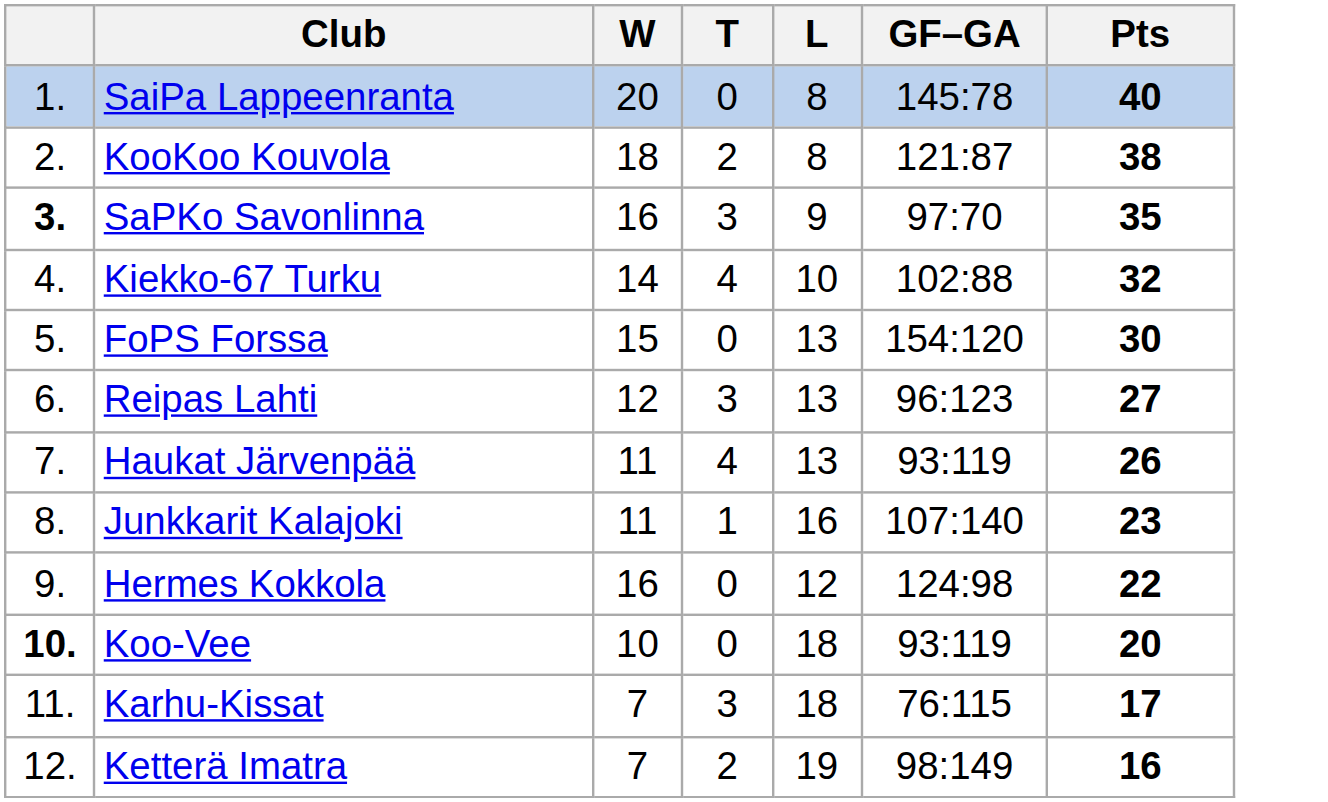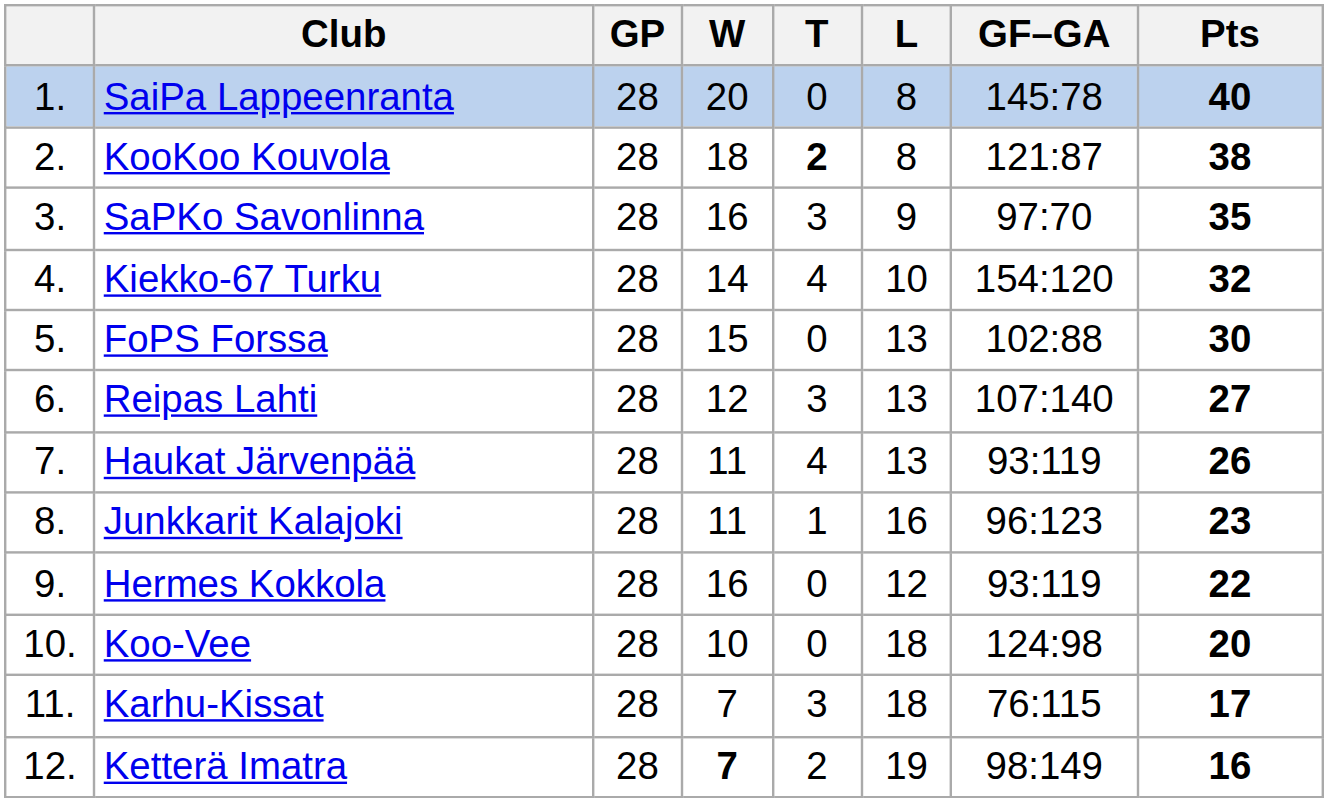+ column: (637, 34)
(727, 156) normal -> (817, 156) bold
(50, 217) bold -> (50, 217) normal
(955, 278) 102:88 -> (1044, 278) 154:120
(955, 339) 154:120 -> (1044, 339) 102:88
(955, 400) 96:123 -> (1044, 400) 107:140
(955, 522) 107:140 -> (1044, 522) 96:123
(955, 583) 124:98 -> (1044, 583) 93:119
(50, 643) bold -> (50, 643) normal
(955, 643) 93:119 -> (1044, 643) 124:98
(637, 765) normal -> (727, 765) bold
